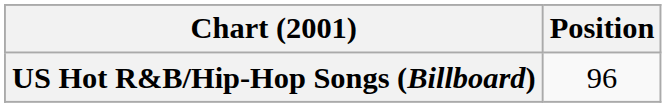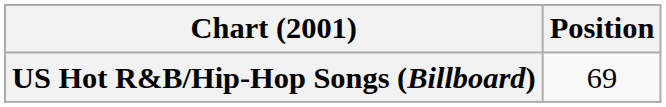(602, 76) 96 -> (602, 76) 69
